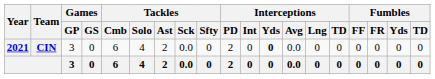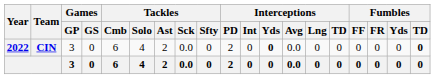(18, 47) 2021 -> (18, 47) 2022
(420, 47) normal -> (420, 47) bold
